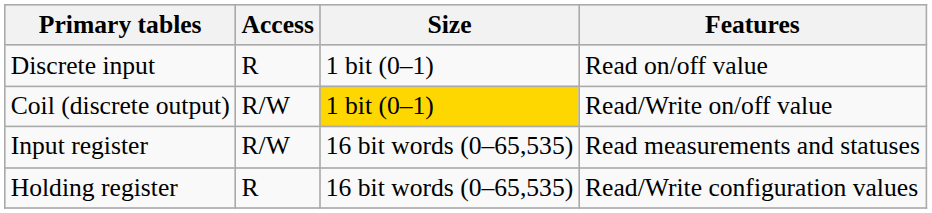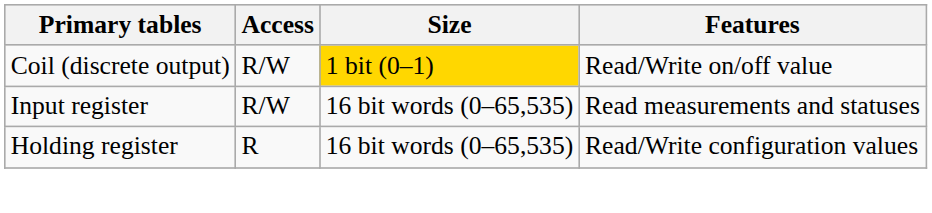- row: (83, 65)
